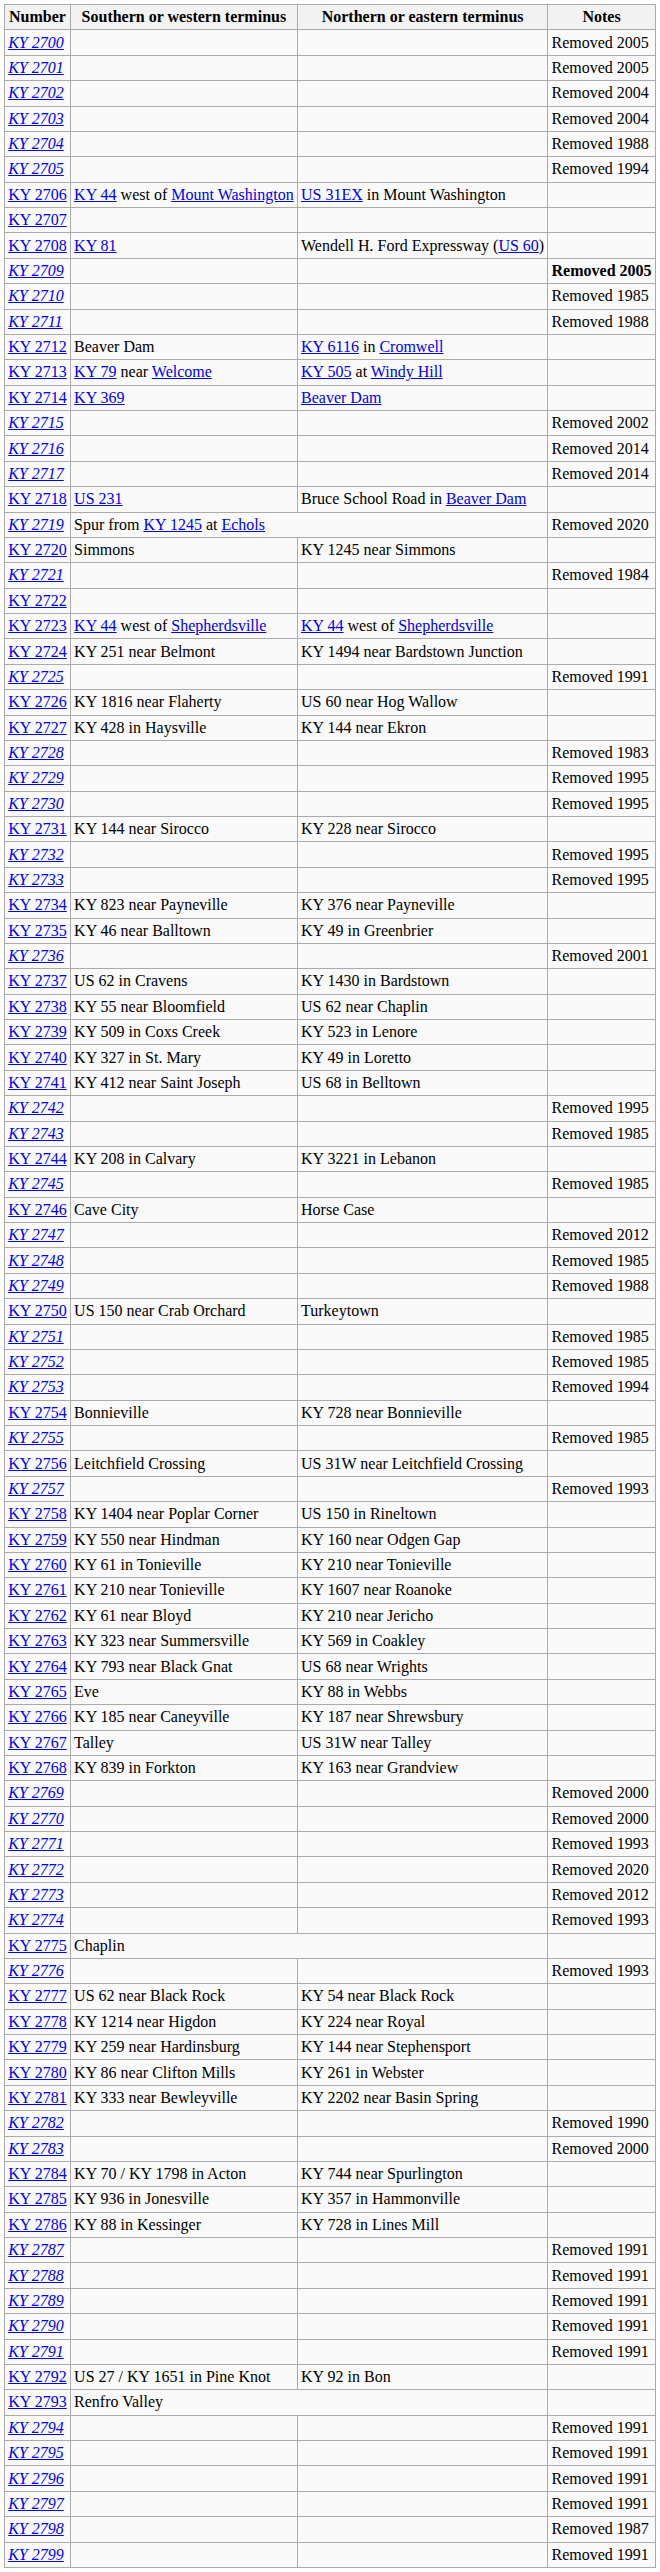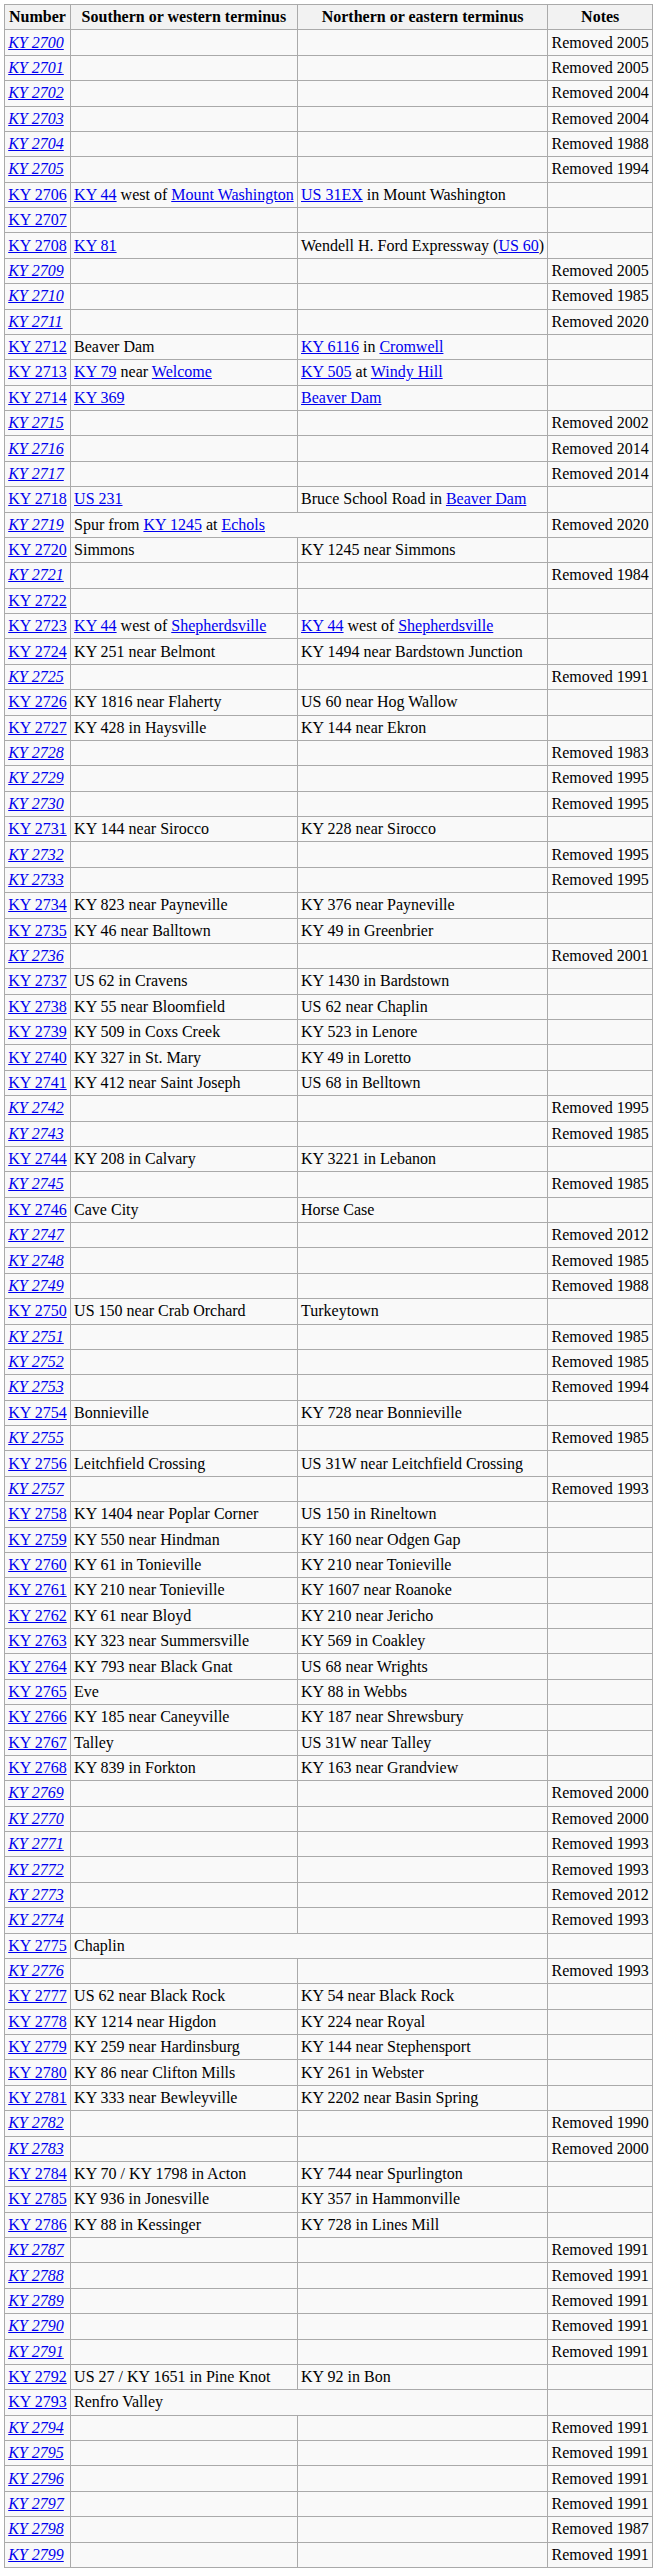(602, 270) bold -> (600, 270) normal
(600, 321) Removed 1988 -> (600, 321) Removed 2020
(600, 1869) Removed 2020 -> (600, 1869) Removed 1993
